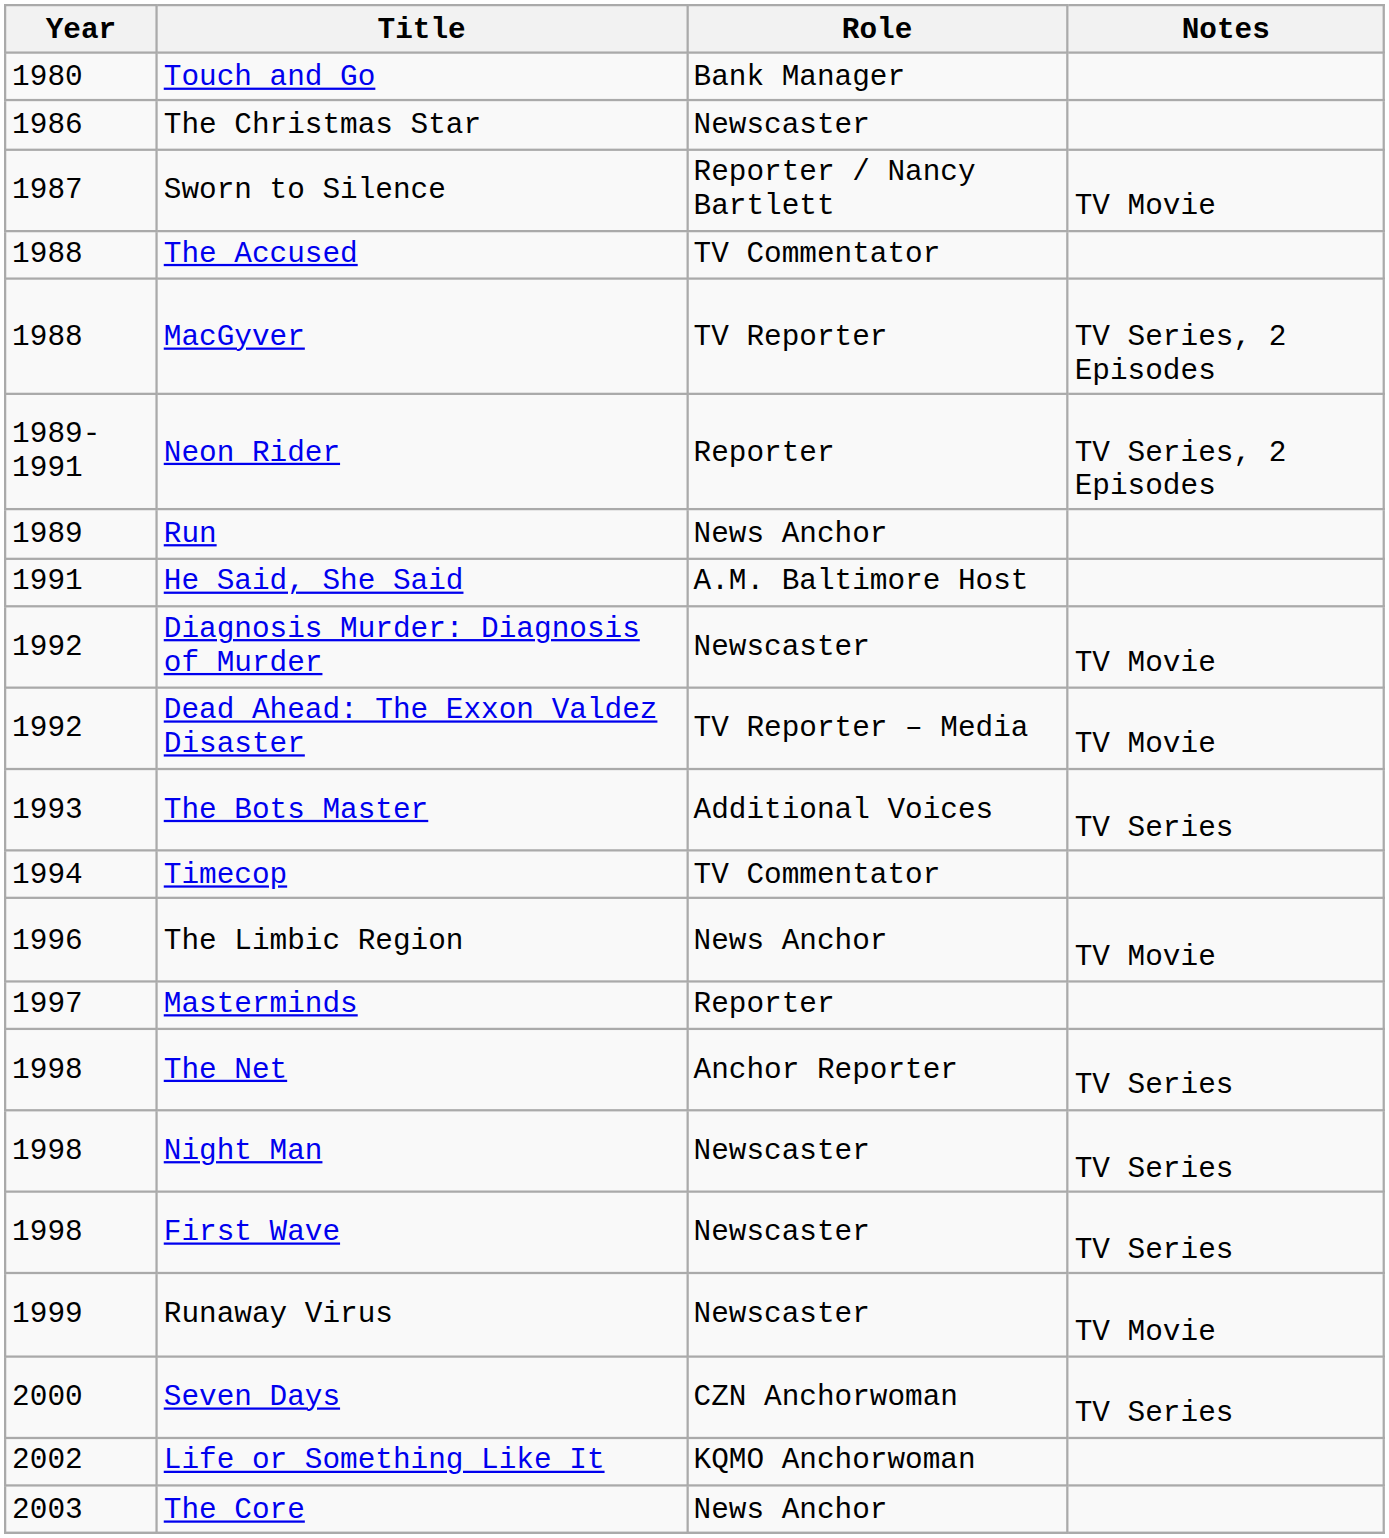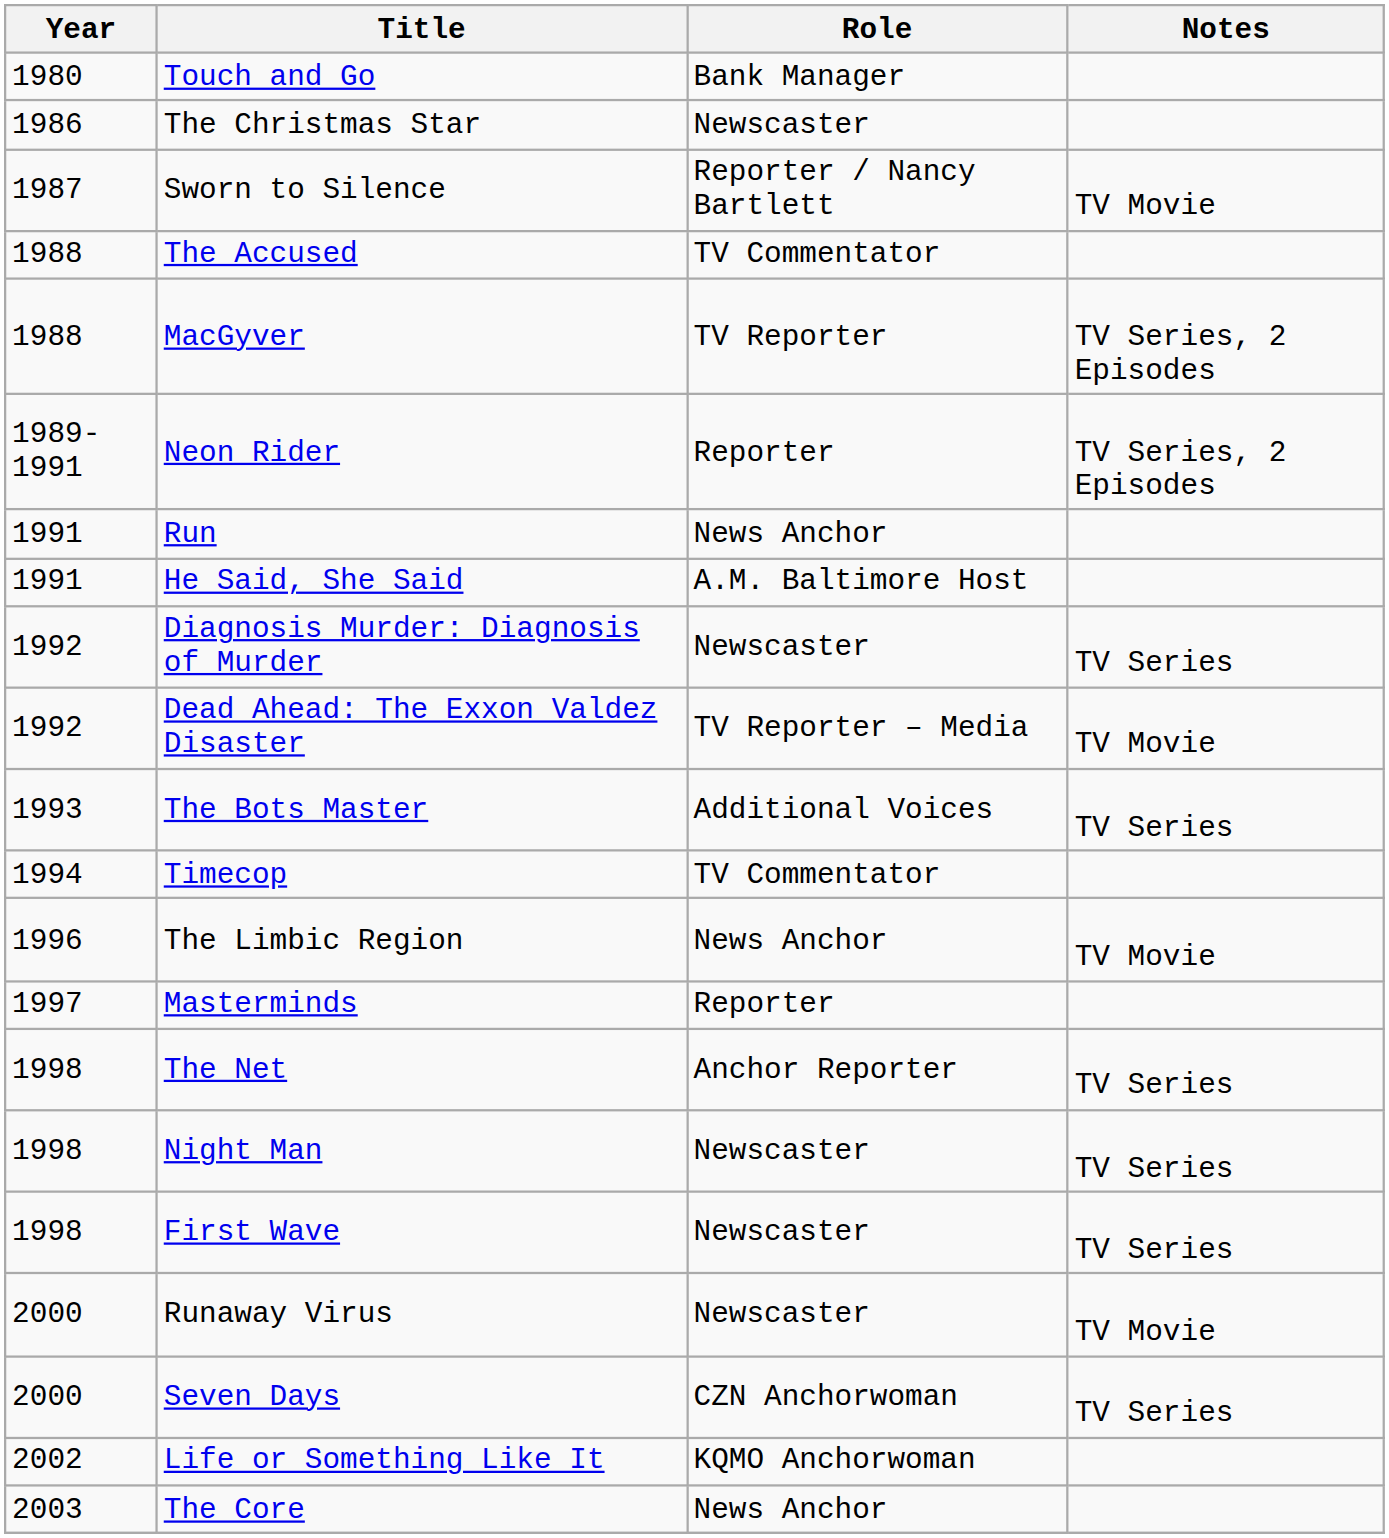(47, 534) 1989 -> (47, 534) 1991
(1145, 663) TV Movie -> (1154, 663) TV Series
(47, 1315) 1999 -> (47, 1315) 2000
